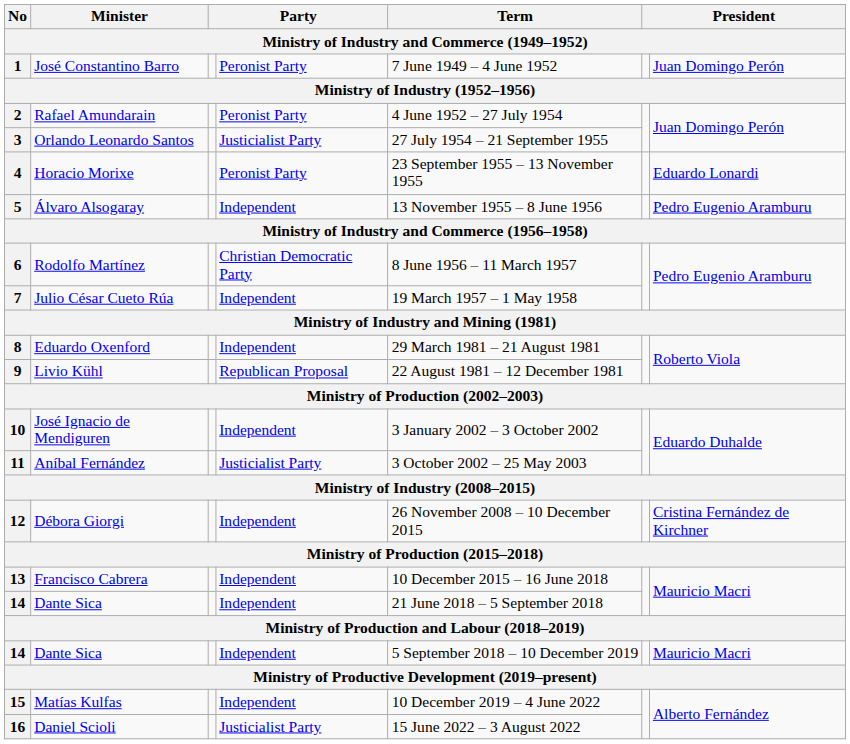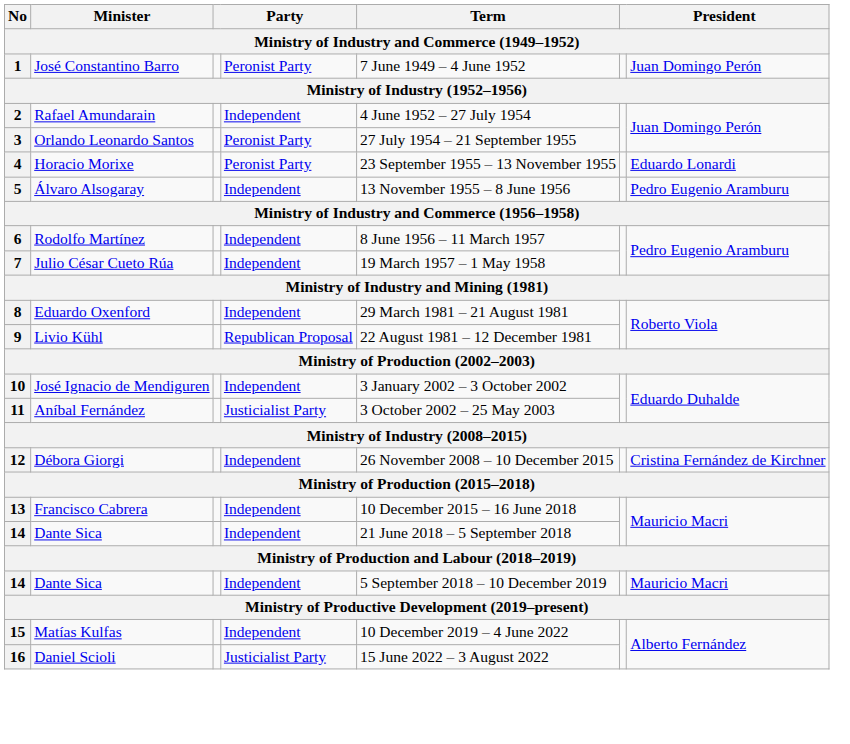(263, 115) Peronist Party -> (262, 115) Independent
(270, 139) Justicialist Party -> (268, 139) Peronist Party
(286, 264) Christian Democratic Party -> (262, 238) Independent
